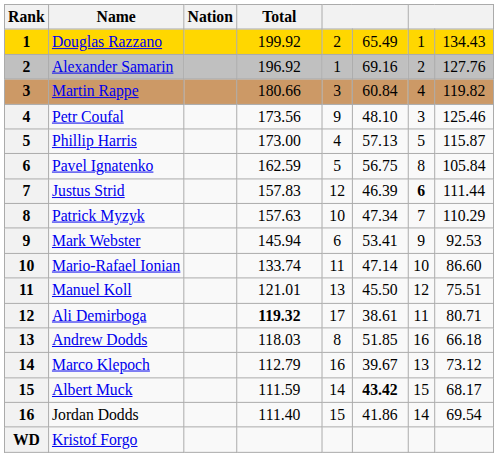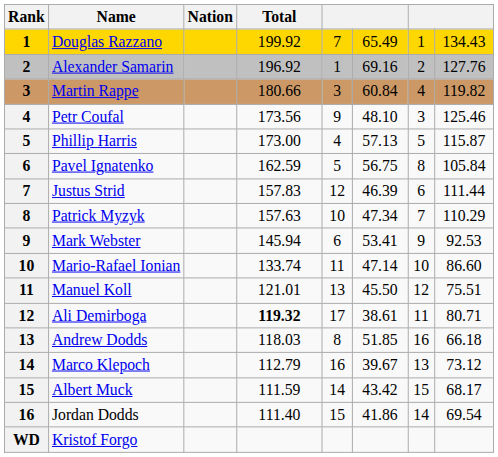(337, 41) 2 -> (337, 41) 7
(421, 191) bold -> (421, 191) normal
(380, 389) bold -> (380, 389) normal
